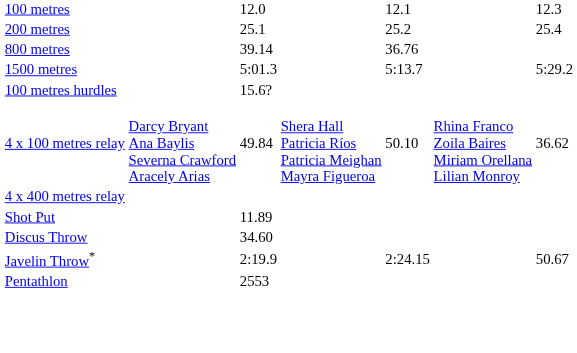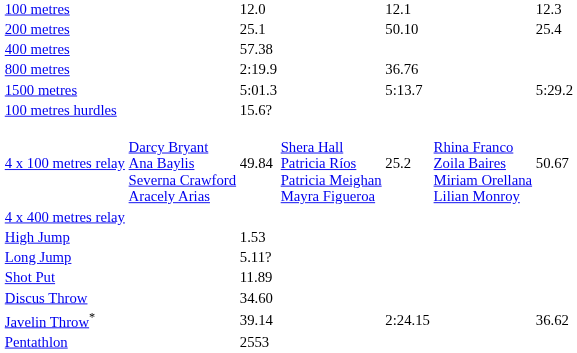(398, 29) 25.2 -> (402, 29) 50.10
+ row: (37, 49)
(256, 49) 39.14 -> (258, 69) 2:19.9
(402, 143) 50.10 -> (398, 163) 25.2
(552, 143) 36.62 -> (552, 163) 50.67
+ row: (37, 237)
+ row: (38, 257)
(258, 259) 2:19.9 -> (256, 320) 39.14
(552, 259) 50.67 -> (552, 320) 36.62
